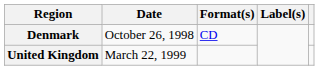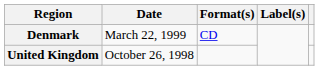(149, 34) October 26, 1998 -> (145, 34) March 22, 1999
(145, 55) March 22, 1999 -> (149, 55) October 26, 1998
